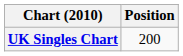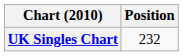(150, 39) 200 -> (150, 39) 232
